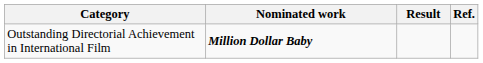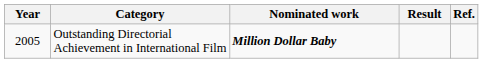+ column: (27, 14)
